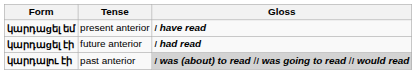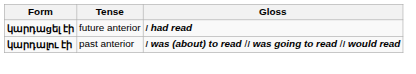- row: (41, 28)
(282, 60) lightgrey background -> (273, 44) no background
